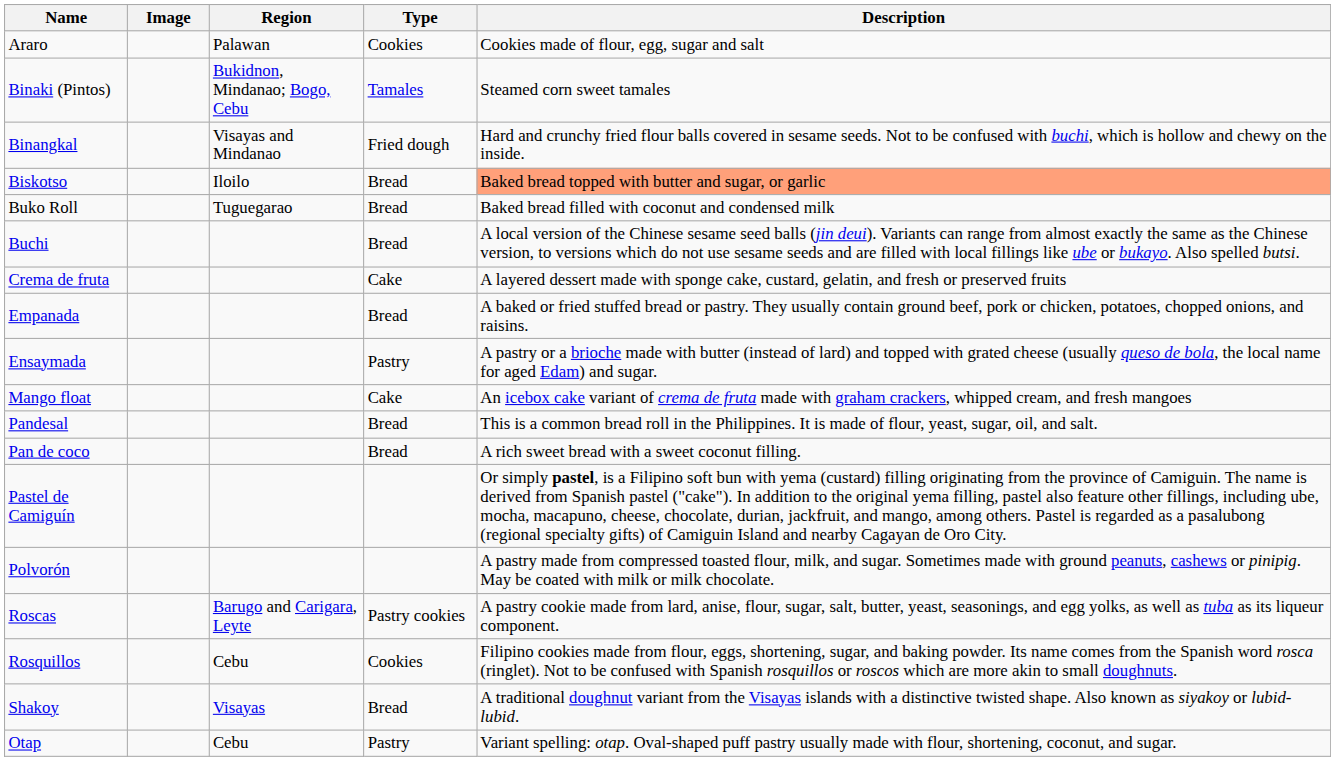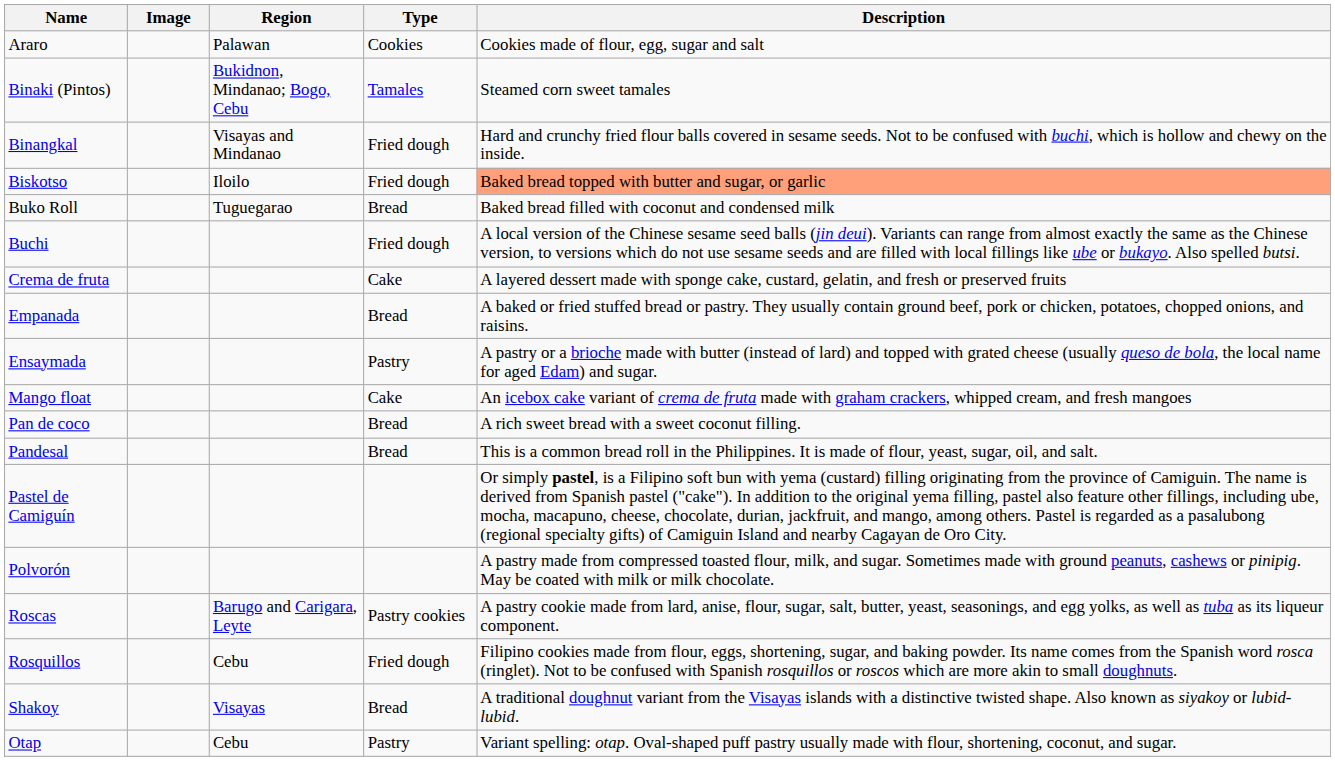(388, 181) Bread -> (408, 181) Fried dough
(388, 243) Bread -> (408, 243) Fried dough
rows swapped: (49, 450) <-> (38, 424)
(395, 661) Cookies -> (408, 661) Fried dough
